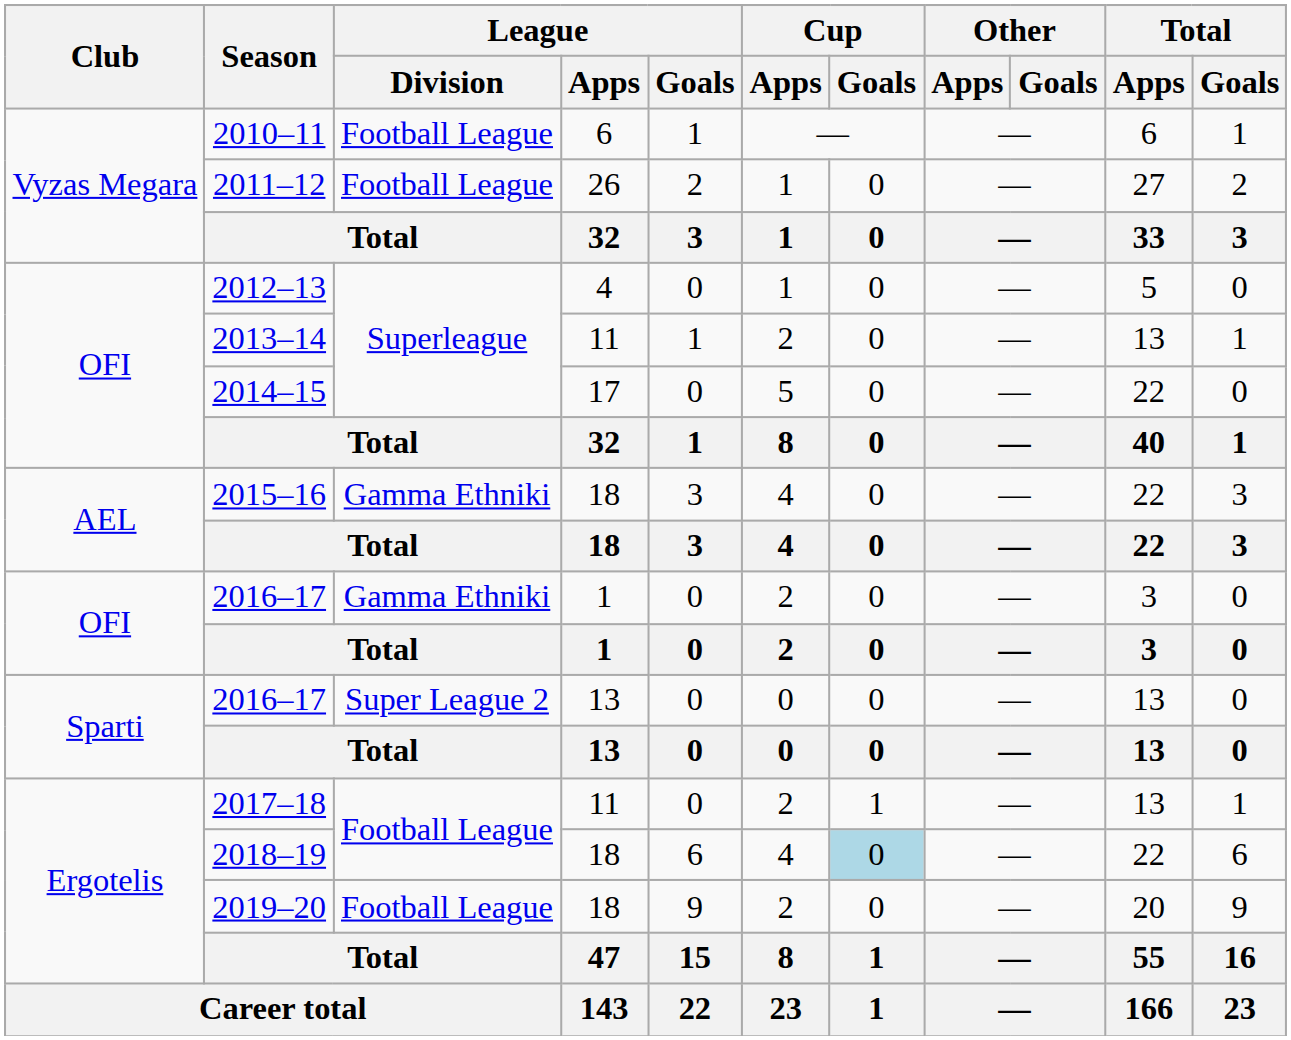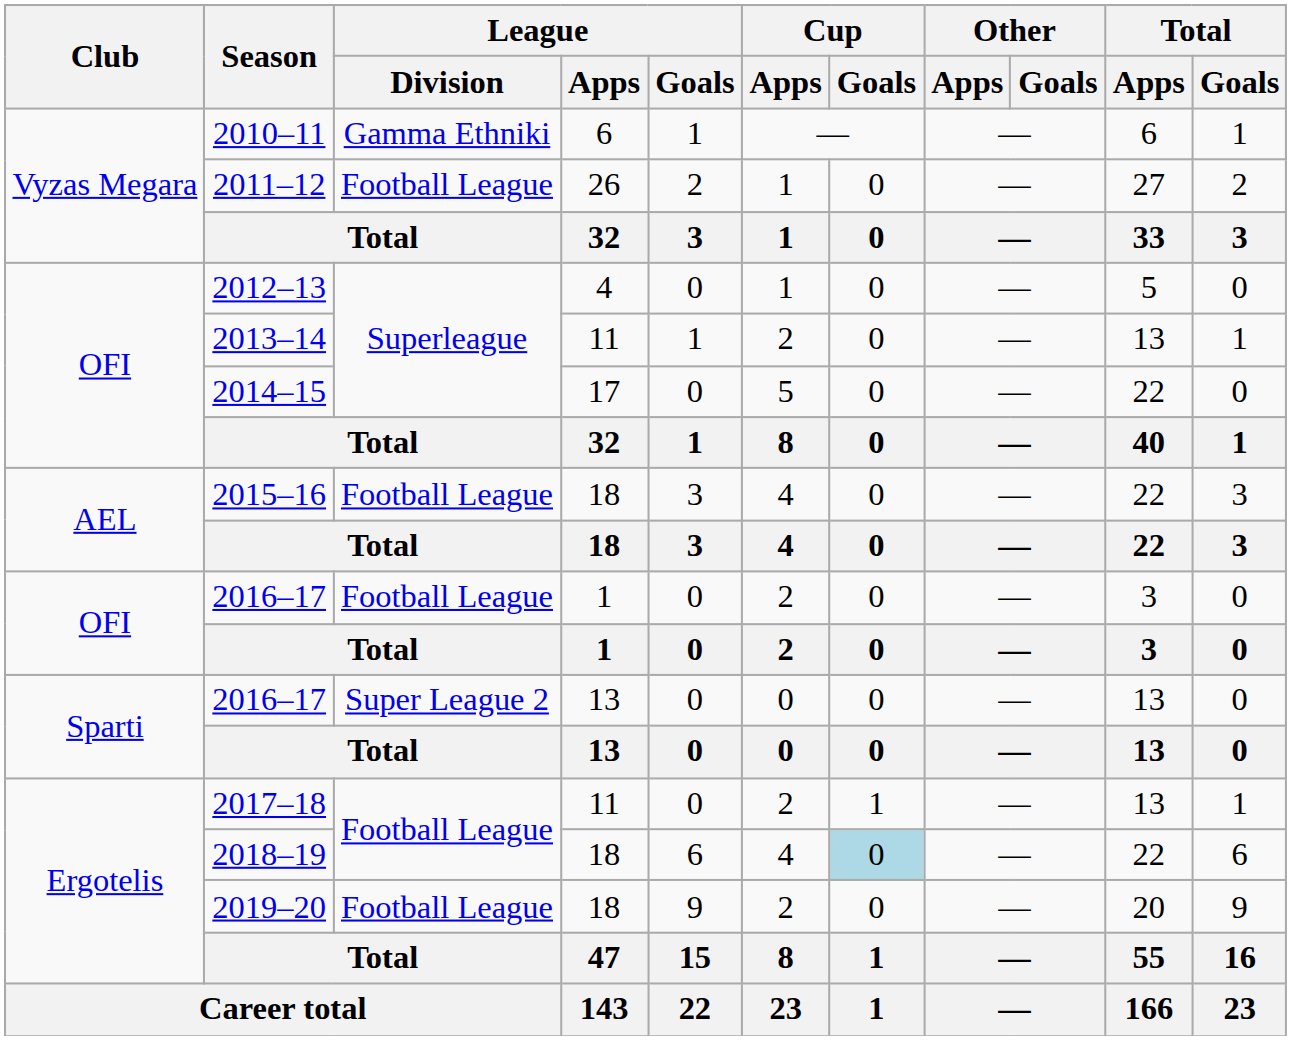(447, 133) Football League -> (447, 133) Gamma Ethniki
(447, 493) Gamma Ethniki -> (447, 493) Football League
(447, 596) Gamma Ethniki -> (447, 596) Football League
